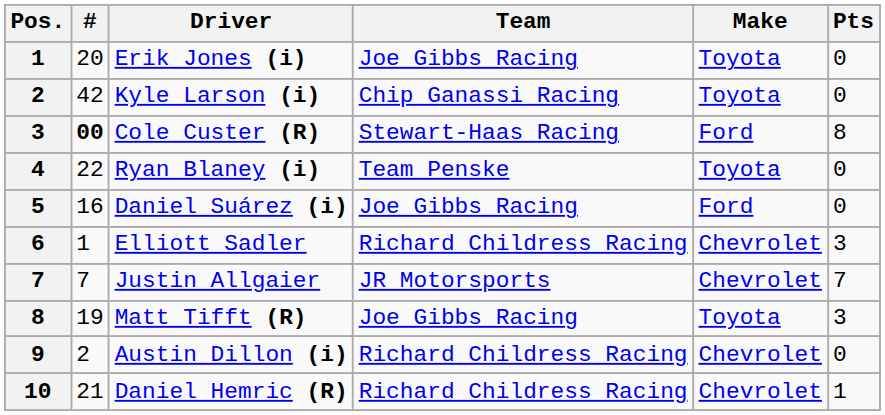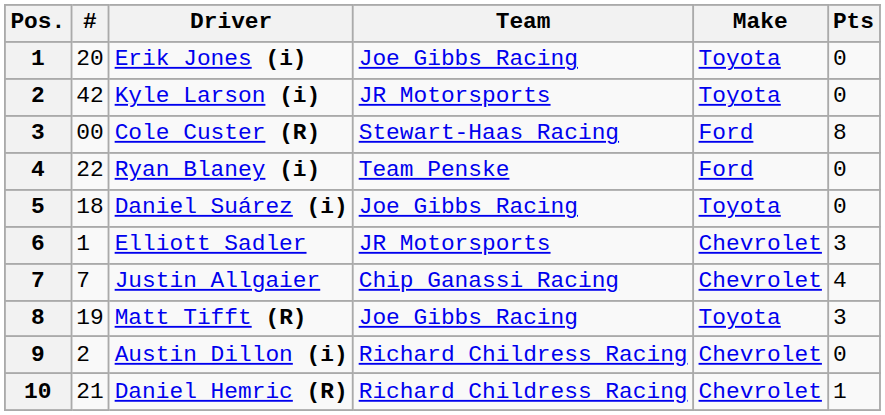(489, 97) Chip Ganassi Racing -> (455, 97) JR Motorsports
(90, 134) bold -> (90, 134) normal
(740, 171) Toyota -> (726, 171) Ford
(90, 208) 16 -> (90, 208) 18
(726, 208) Ford -> (740, 208) Toyota
(523, 245) Richard Childress Racing -> (455, 245) JR Motorsports
(455, 282) JR Motorsports -> (489, 282) Chip Ganassi Racing
(840, 282) 7 -> (840, 282) 4
